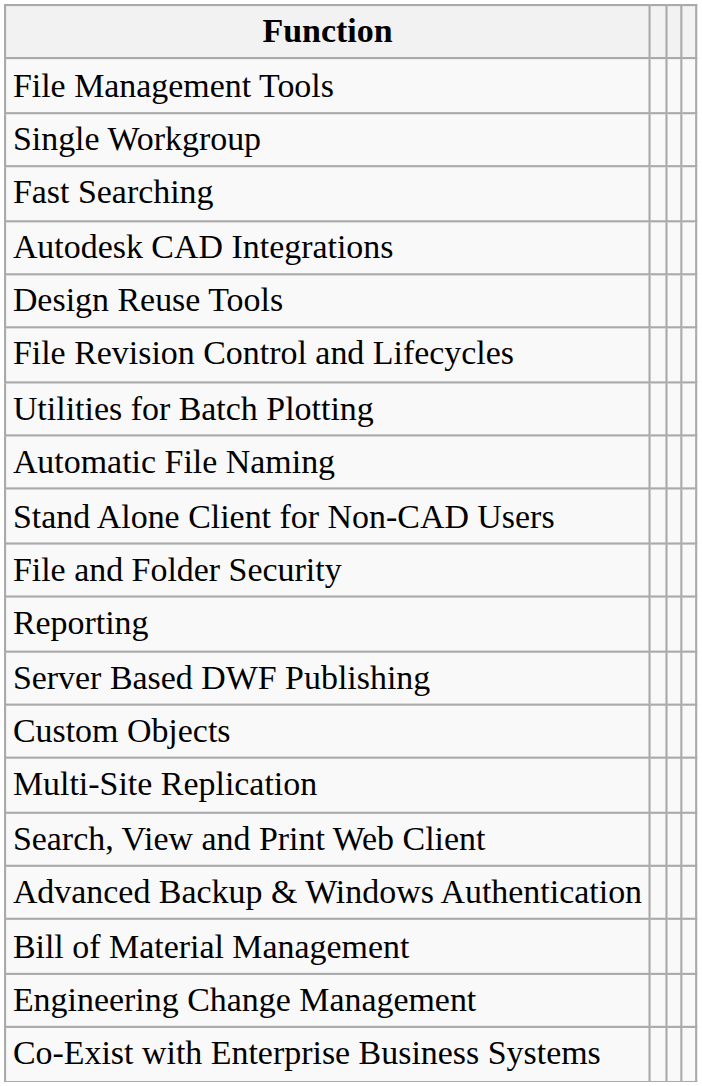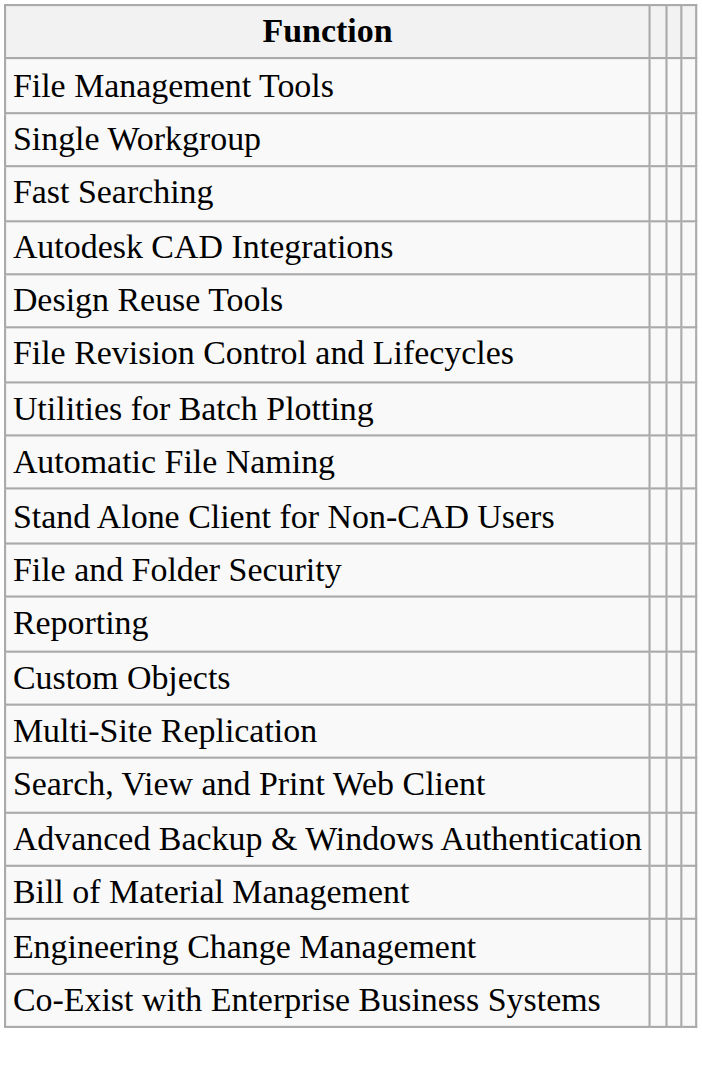- row: (222, 676)
